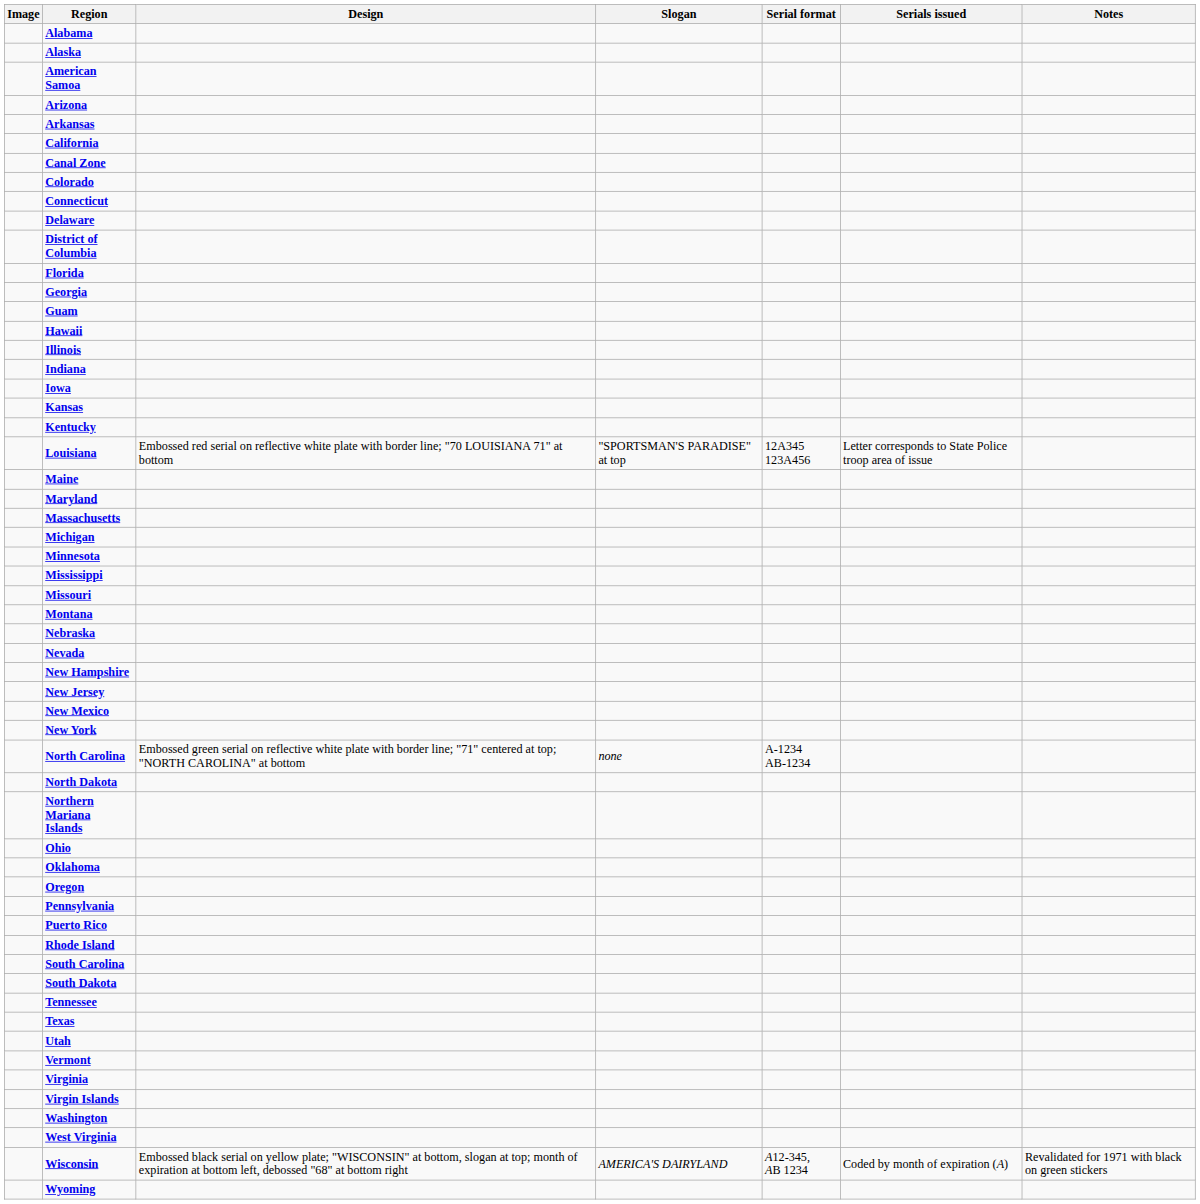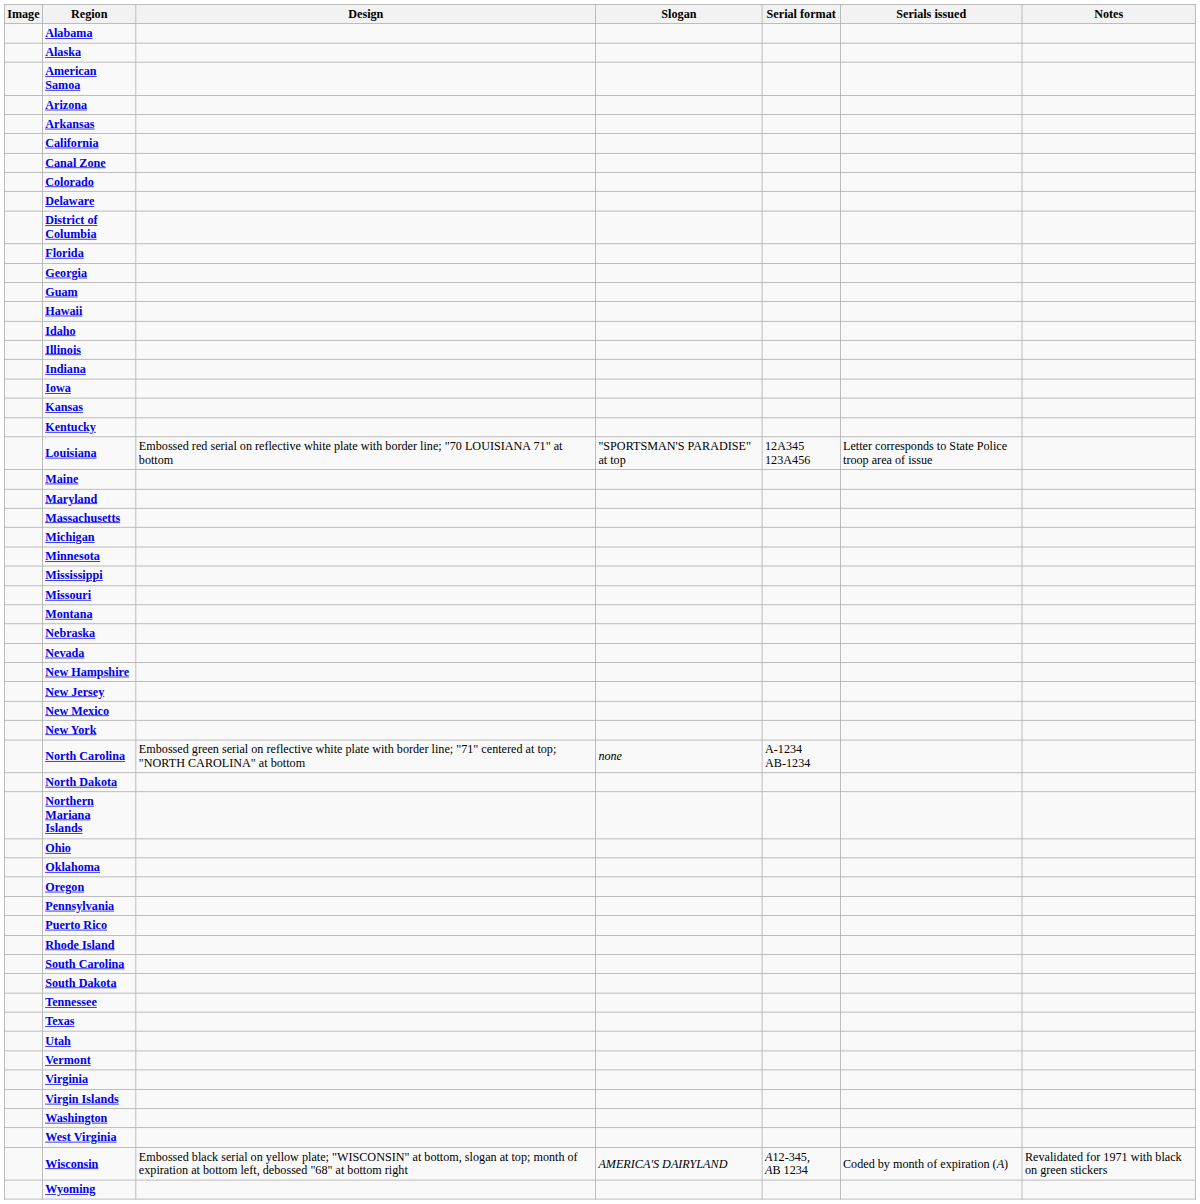- row: (77, 201)
+ row: (60, 330)
